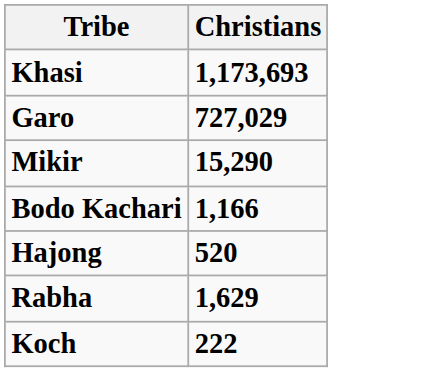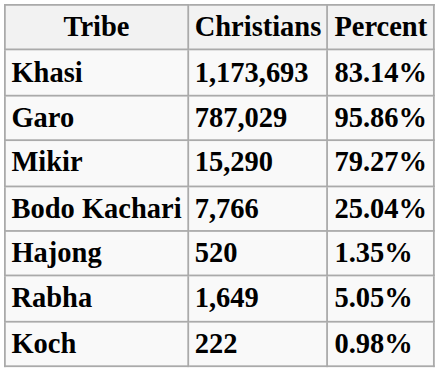+ column: (381, 27)
(241, 117) 727,029 -> (241, 117) 787,029
(227, 207) 1,166 -> (227, 207) 7,766
(227, 298) 1,629 -> (227, 298) 1,649
